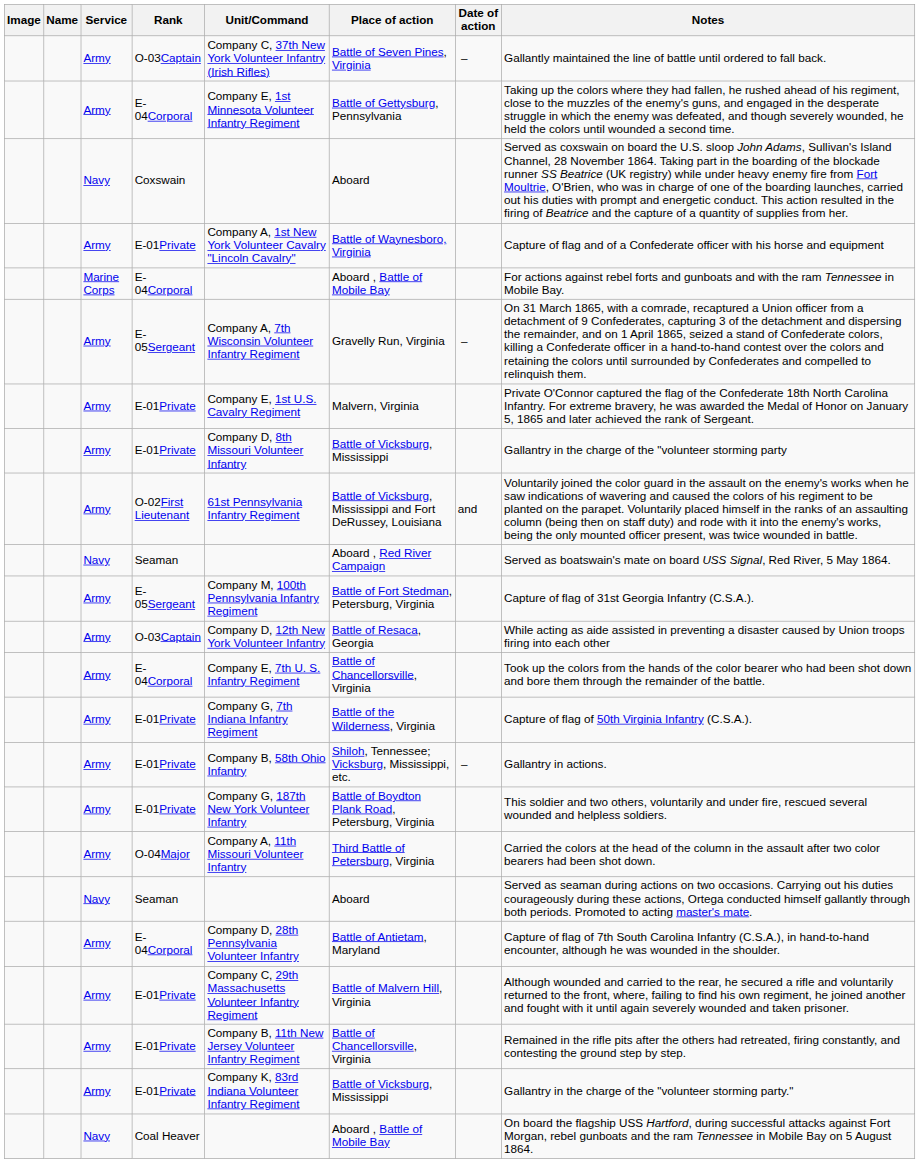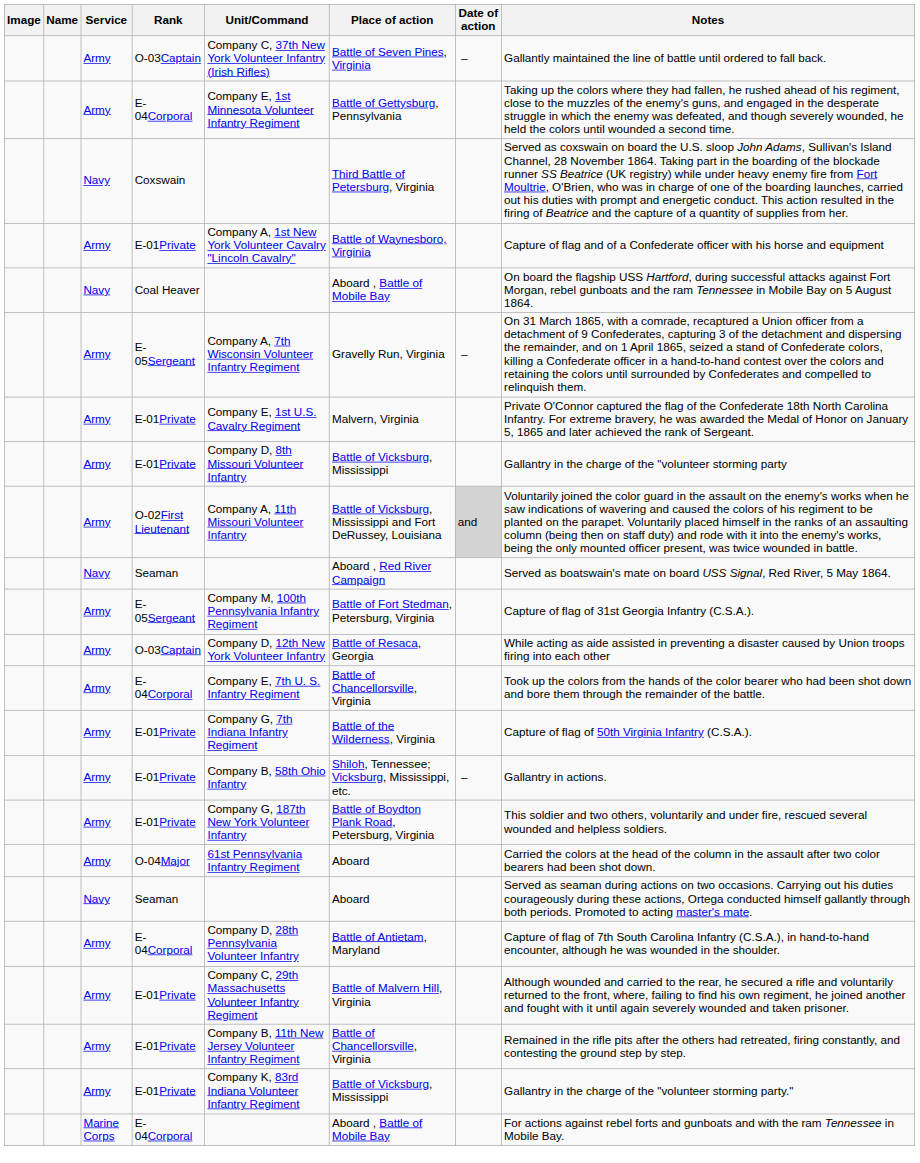(351, 181) Aboard -> (383, 181) Third Battle of Petersburg, Virginia
rows swapped: (97, 1136) <-> (101, 283)
(255, 508) 61st Pennsylvania Infantry Regiment -> (255, 522) Company A, 11th Missouri Volunteer Infantry
(468, 508) no background -> (468, 522) lightgrey background
(255, 854) Company A, 11th Missouri Volunteer Infantry -> (255, 860) 61st Pennsylvania Infantry Regiment
(383, 854) Third Battle of Petersburg, Virginia -> (351, 860) Aboard
